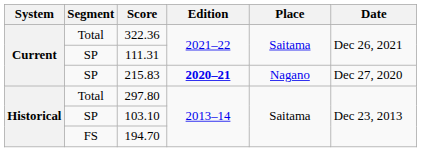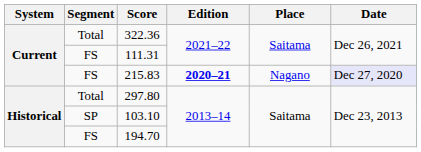(91, 55) SP -> (91, 55) FS
(91, 75) SP -> (91, 75) FS
(368, 75) no background -> (368, 75) lavender background
